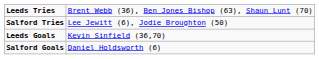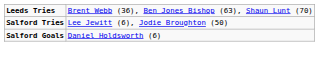- row: (31, 35)
